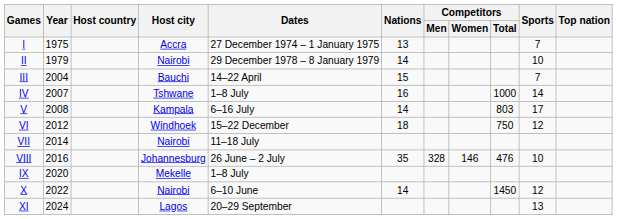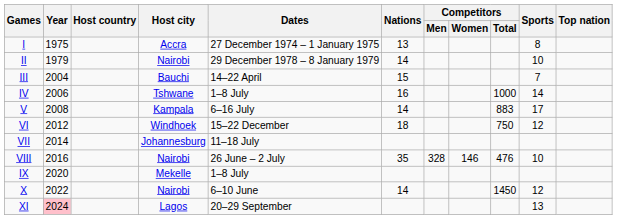(538, 45) 7 -> (538, 45) 8
(57, 94) 2007 -> (57, 94) 2006
(505, 110) 803 -> (505, 110) 883
(173, 142) Nairobi -> (173, 142) Johannesburg
(173, 158) Johannesburg -> (173, 158) Nairobi
(57, 207) no background -> (57, 207) pink background
